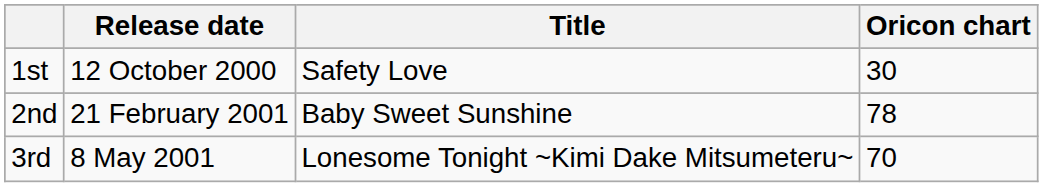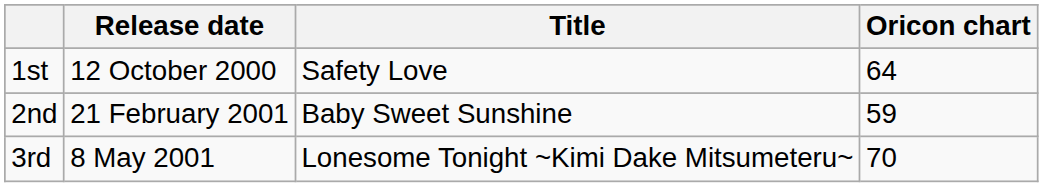(881, 70) 30 -> (881, 70) 64
(881, 114) 78 -> (881, 114) 59
